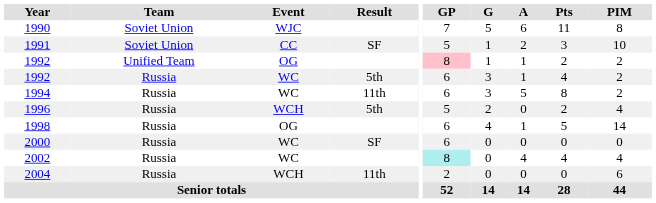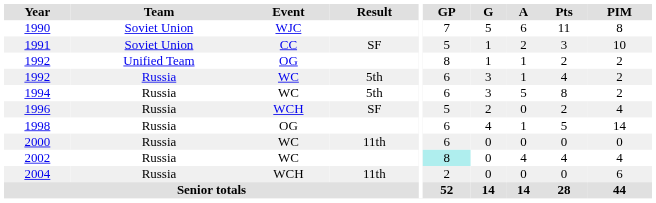(447, 60) pink background -> (447, 60) no background
(374, 93) 11th -> (374, 93) 5th
(374, 109) 5th -> (374, 109) SF
(374, 141) SF -> (374, 141) 11th
